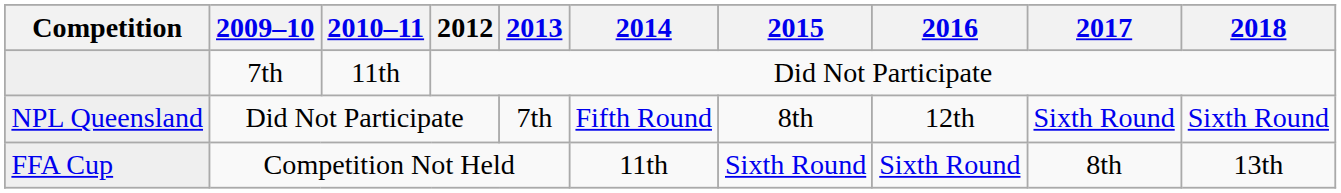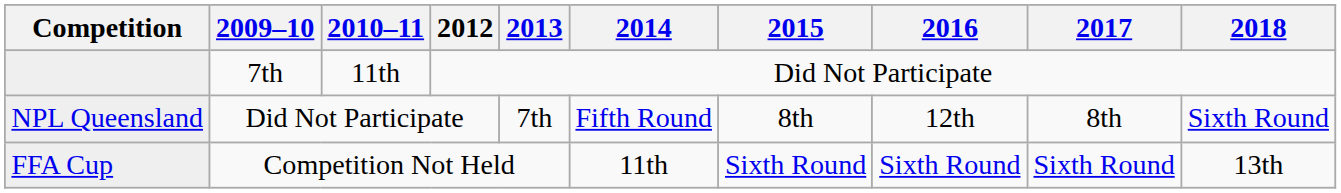(1104, 117) Sixth Round -> (1104, 117) 8th
(1104, 163) 8th -> (1104, 163) Sixth Round
